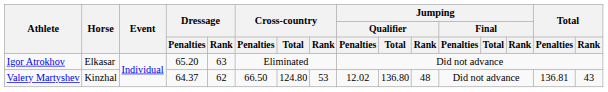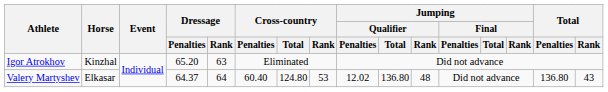(100, 62) Elkasar -> (101, 62) Kinzhal
(101, 78) Kinzhal -> (100, 78) Elkasar
(221, 78) 62 -> (221, 78) 64
(256, 78) 66.50 -> (256, 78) 60.40
(554, 78) 136.81 -> (554, 78) 136.80
